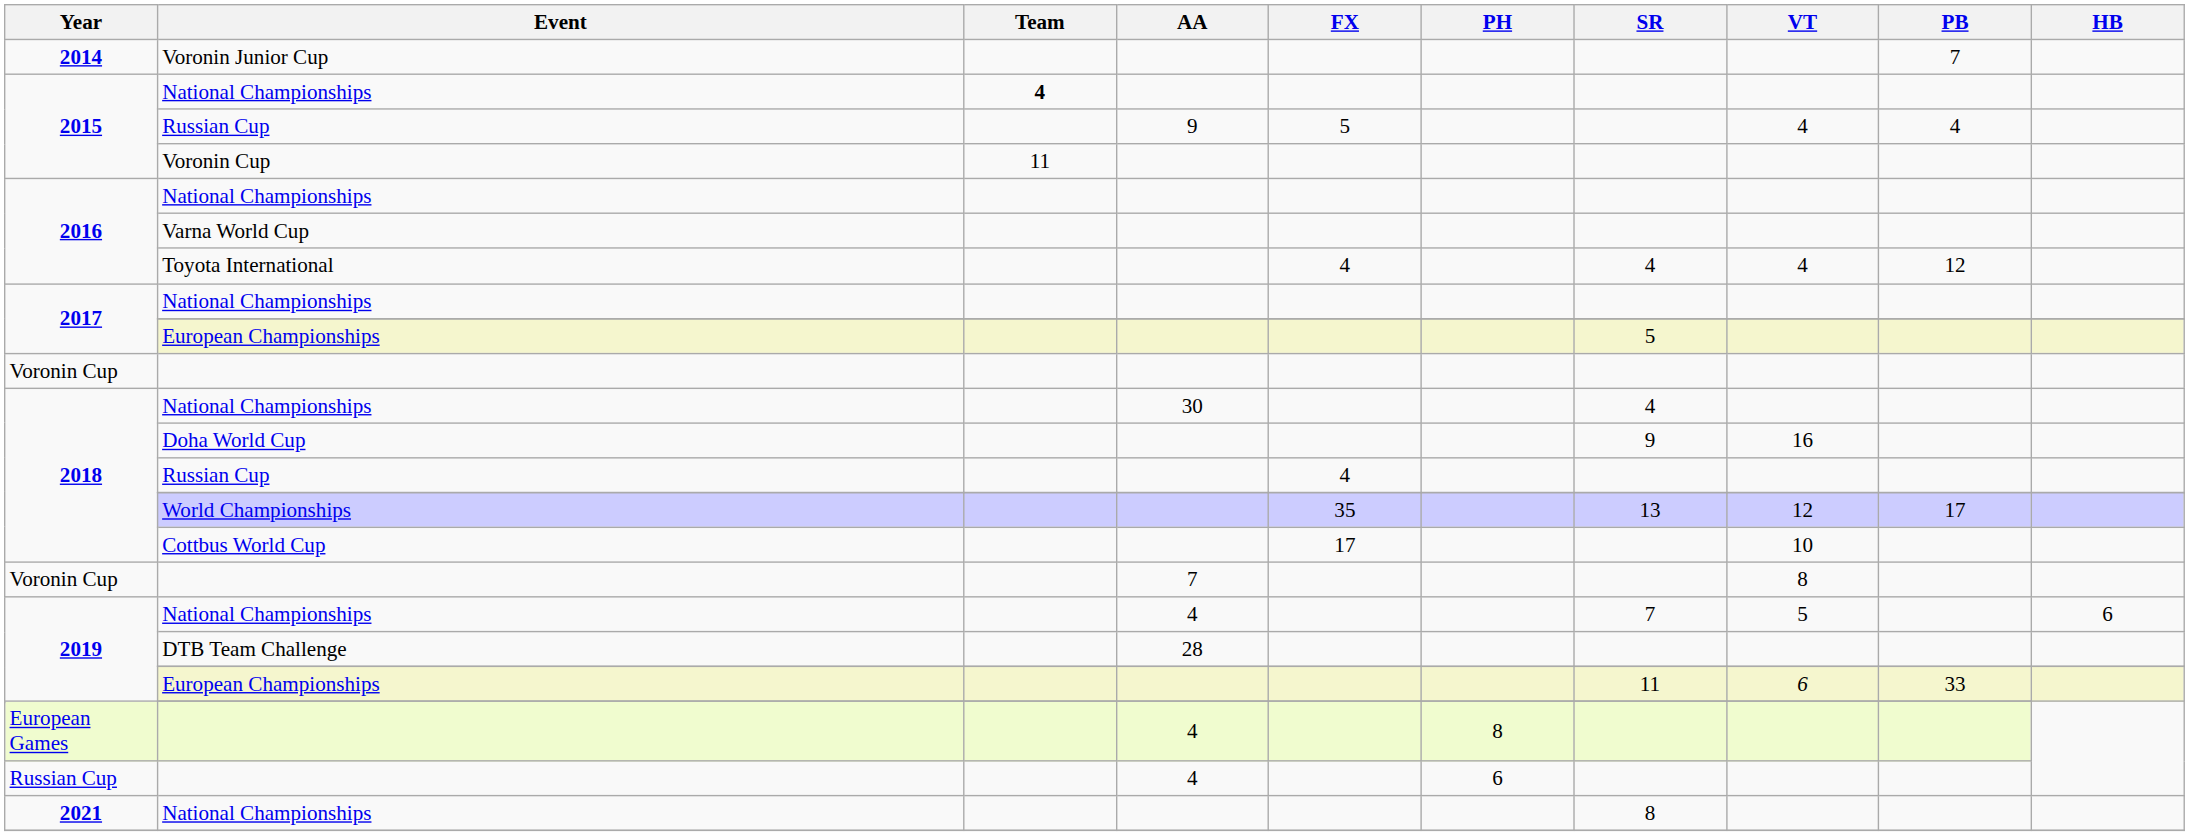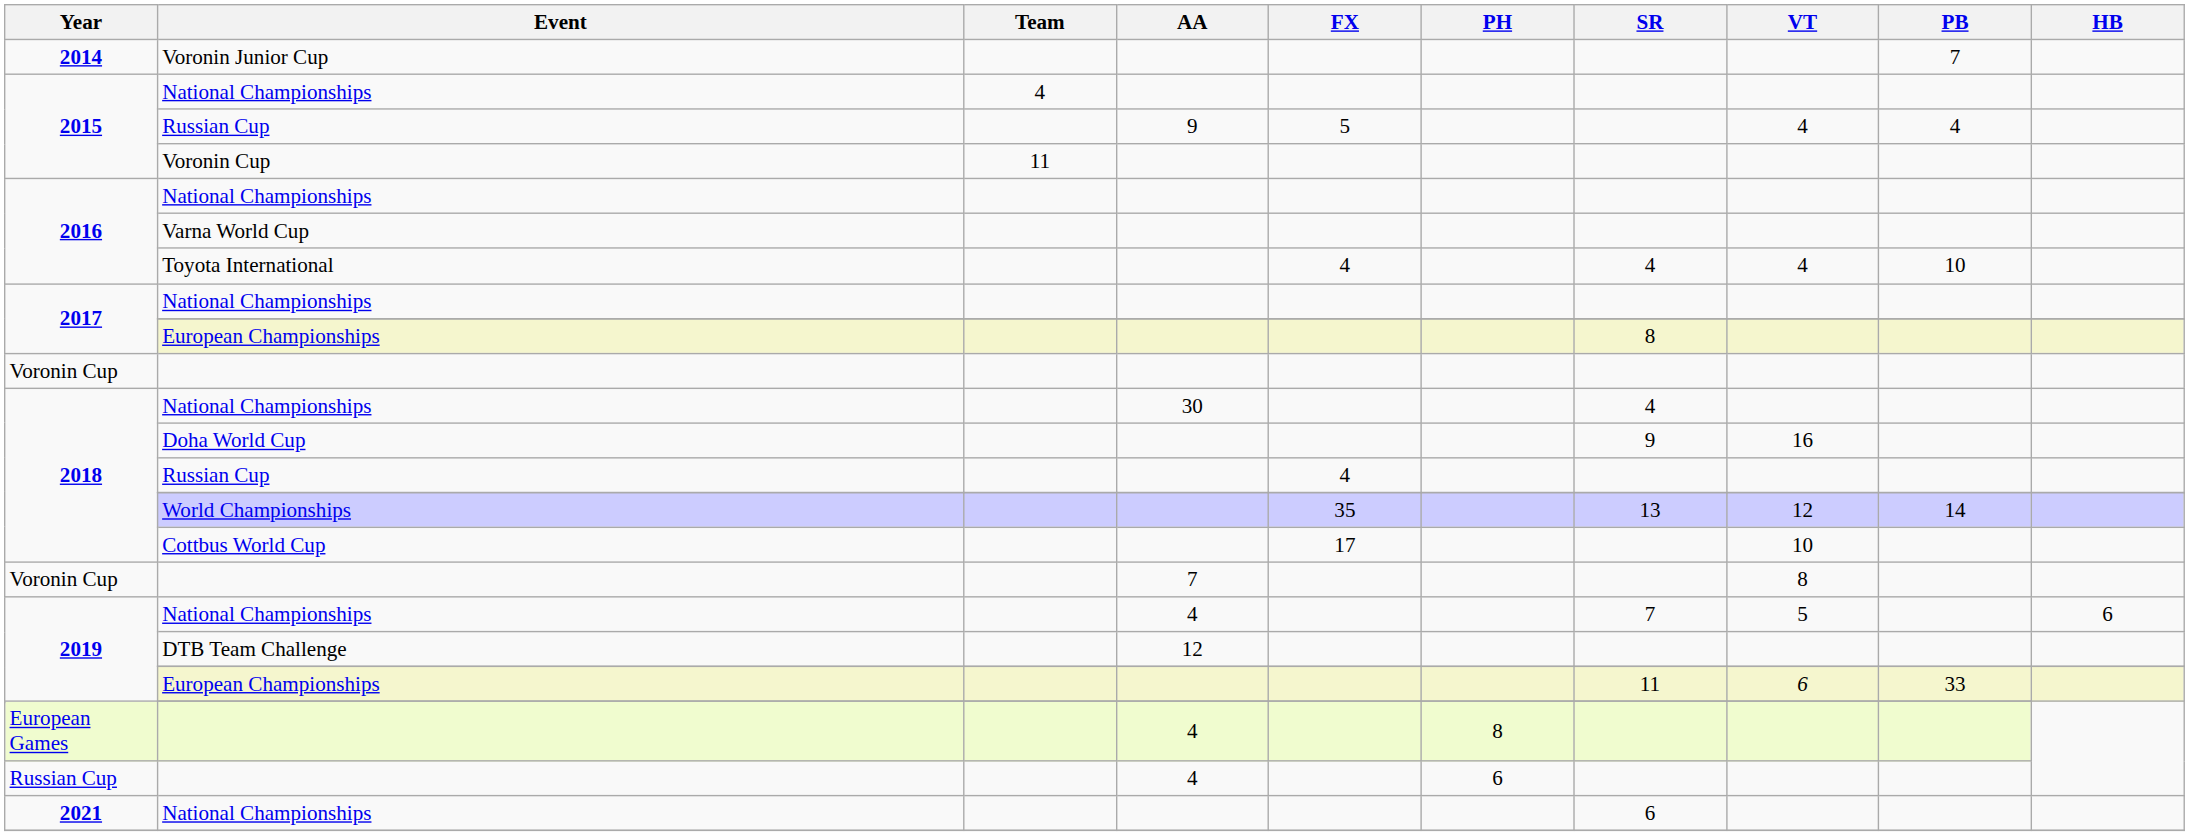(1040, 91) bold -> (1040, 91) normal
(1955, 265) 12 -> (1955, 265) 10
(1650, 335) 5 -> (1650, 335) 8
(1955, 509) 17 -> (1955, 509) 14
(1192, 649) 28 -> (1192, 649) 12
(1650, 813) 8 -> (1650, 813) 6
